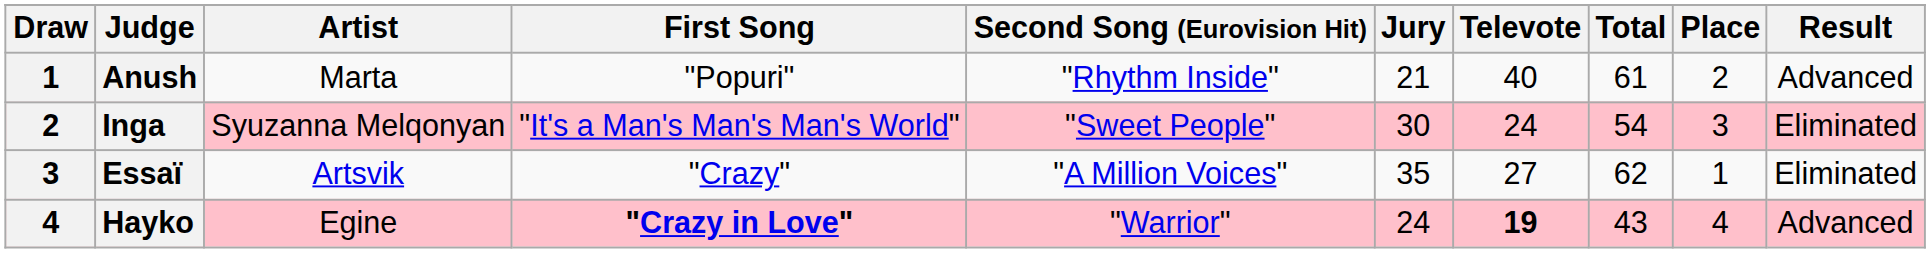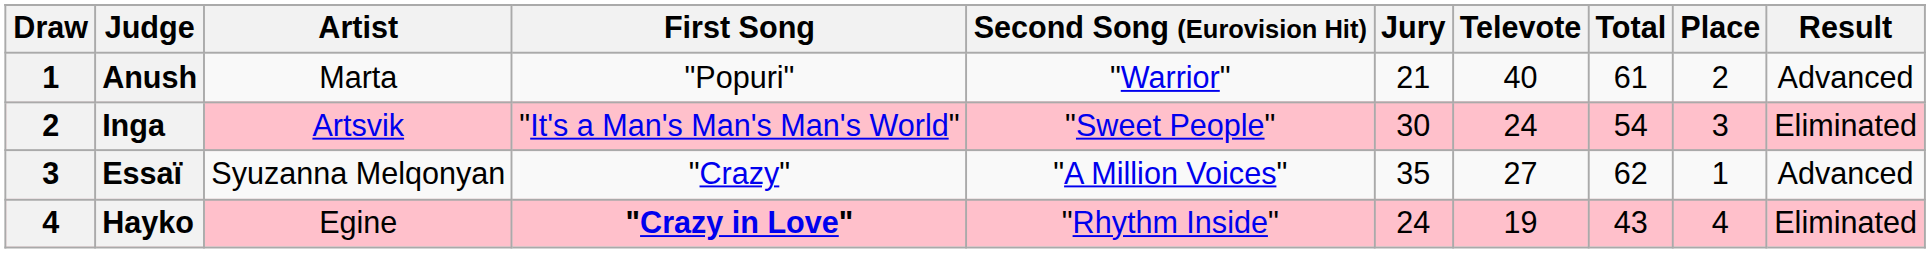(1170, 77) "Rhythm Inside" -> (1170, 77) "Warrior"
(358, 125) Syuzanna Melqonyan -> (358, 125) Artsvik
(358, 174) Artsvik -> (358, 174) Syuzanna Melqonyan
(1846, 174) Eliminated -> (1846, 174) Advanced
(1170, 222) "Warrior" -> (1170, 222) "Rhythm Inside"
(1520, 222) bold -> (1520, 222) normal
(1846, 222) Advanced -> (1846, 222) Eliminated
